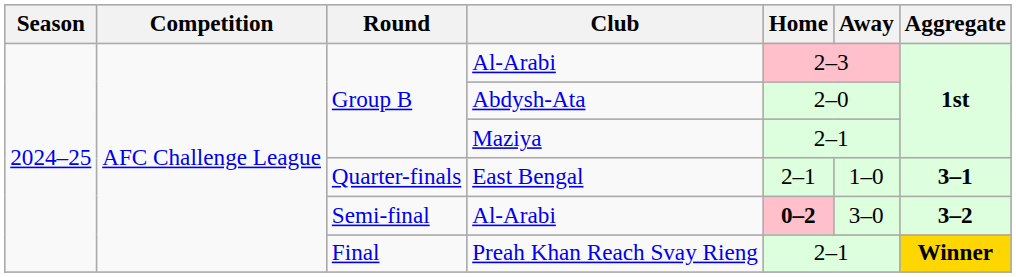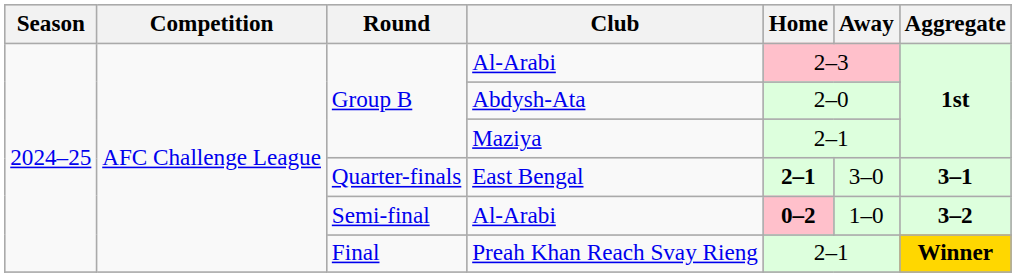(798, 176) normal -> (798, 176) bold
(866, 176) 1–0 -> (866, 176) 3–0
(866, 215) 3–0 -> (866, 215) 1–0
